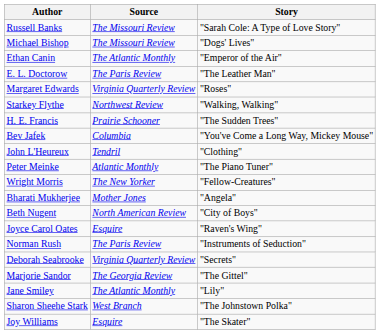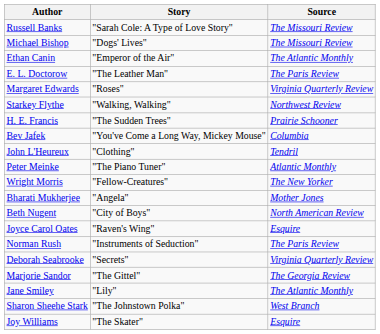columns swapped: (287, 12) <-> (144, 12)
